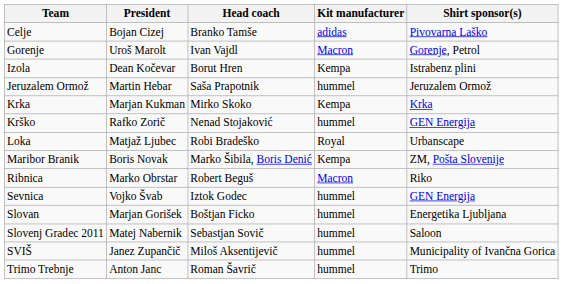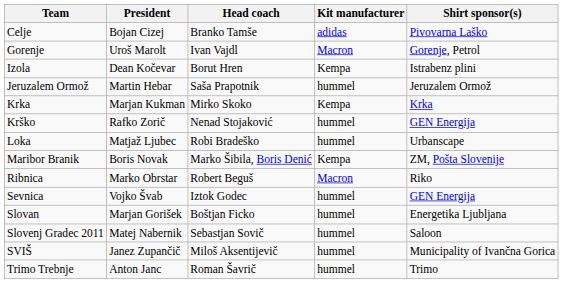(331, 141) Royal -> (336, 141) hummel
